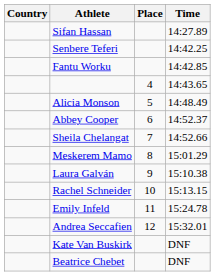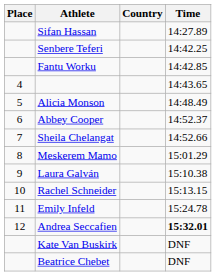columns swapped: (150, 13) <-> (27, 13)
(188, 226) normal -> (188, 226) bold
